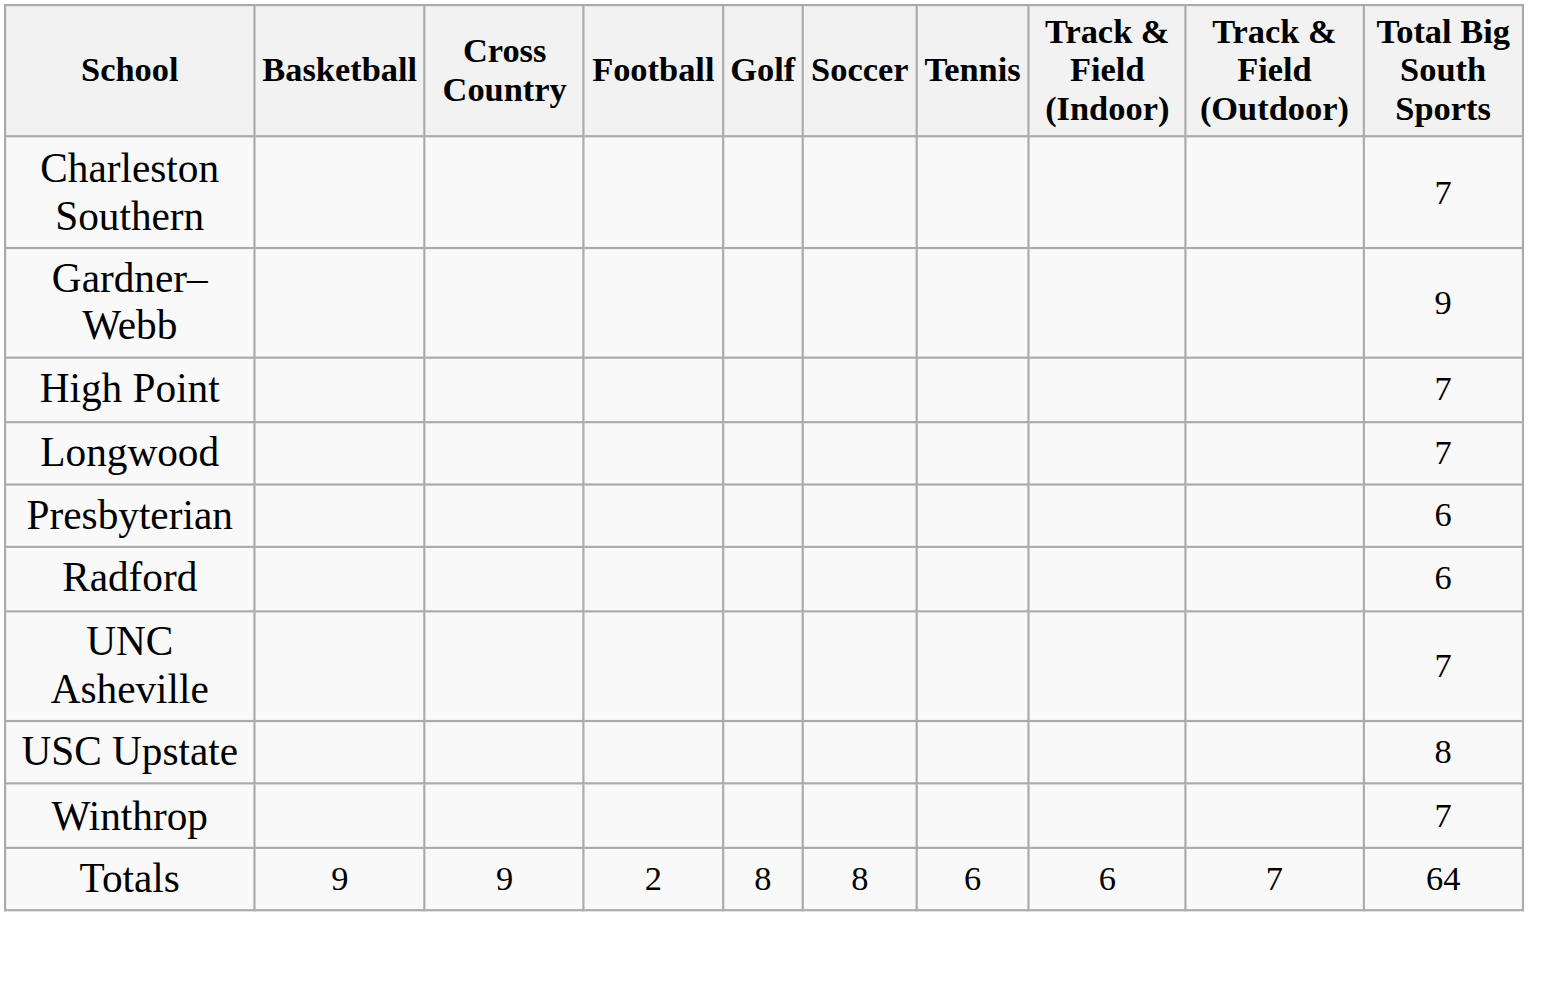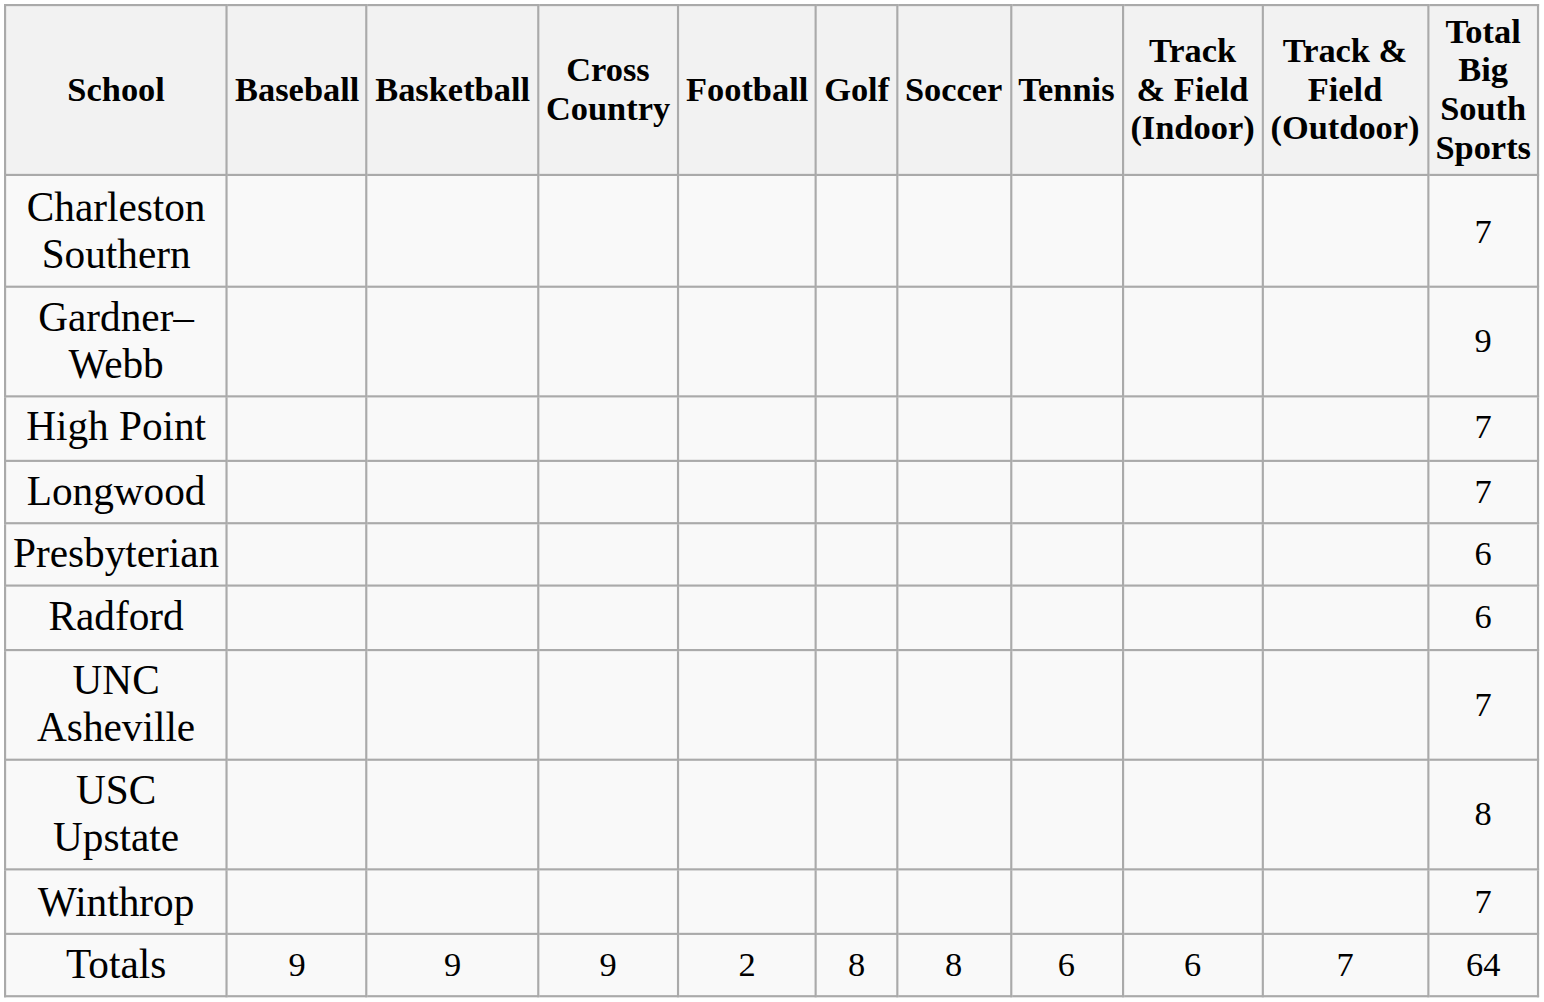+ column: (297, 89)
